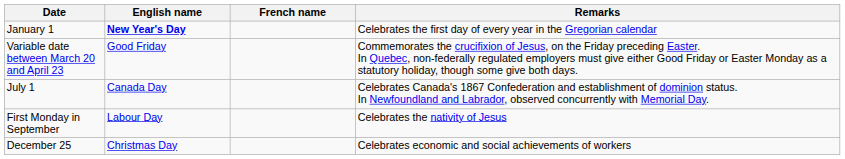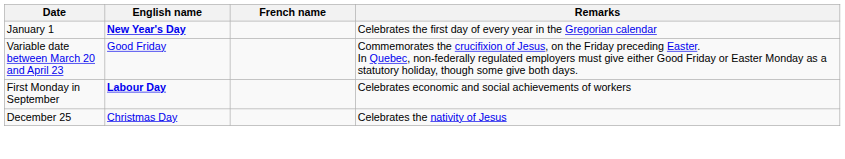- row: (21, 88)
(135, 117) normal -> (137, 88) bold
(432, 117) Celebrates the nativity of Jesus -> (494, 88) Celebrates economic and social achievements of workers
(494, 146) Celebrates economic and social achievements of workers -> (432, 117) Celebrates the nativity of Jesus
